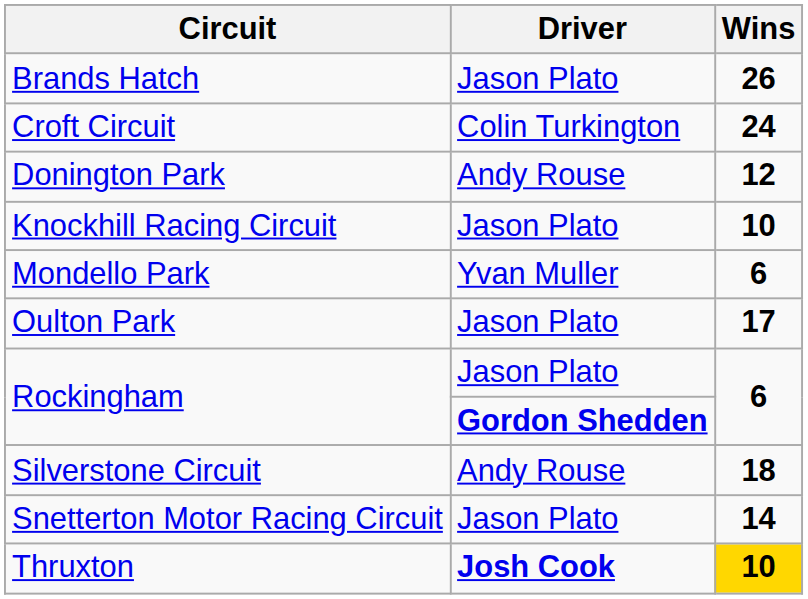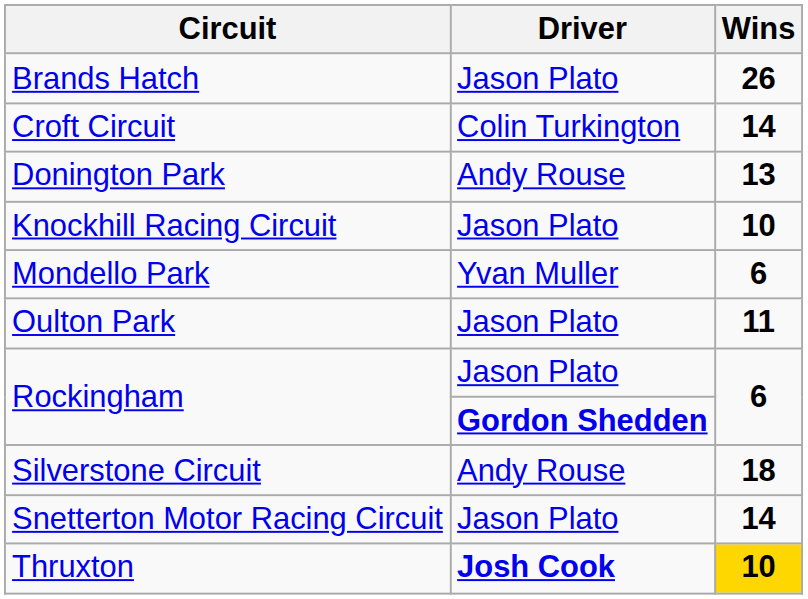(759, 126) 24 -> (759, 126) 14
(759, 175) 12 -> (759, 175) 13
(759, 322) 17 -> (759, 322) 11
